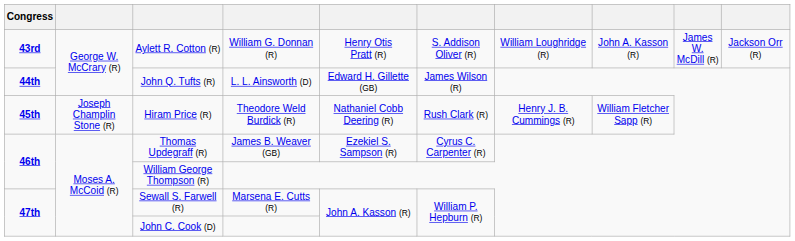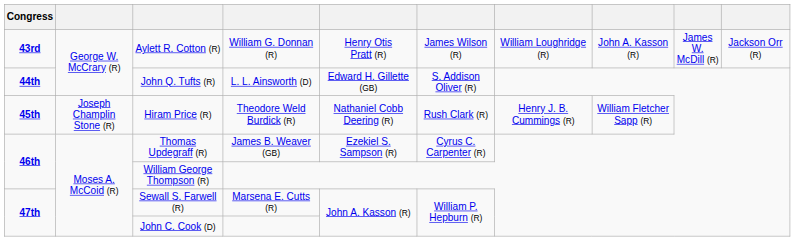(456, 49) S. Addison Oliver (R) -> (456, 49) James Wilson (R)
(456, 82) James Wilson (R) -> (456, 82) S. Addison Oliver (R)
